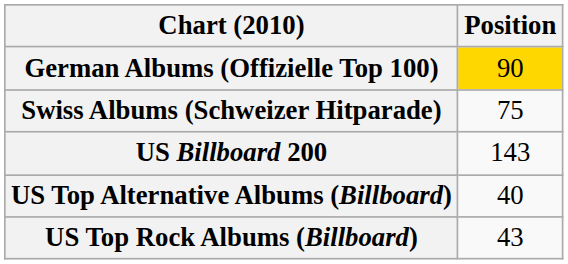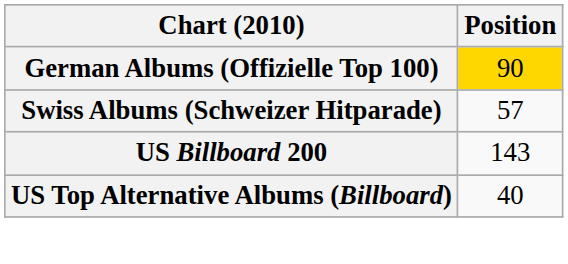(510, 110) 75 -> (510, 110) 57
- row: (231, 237)
